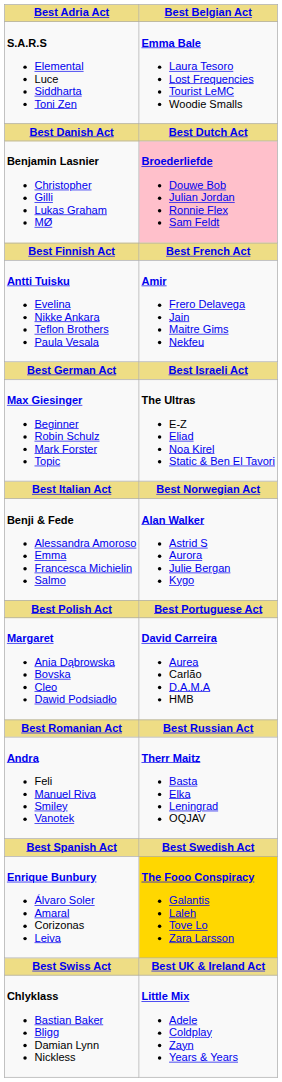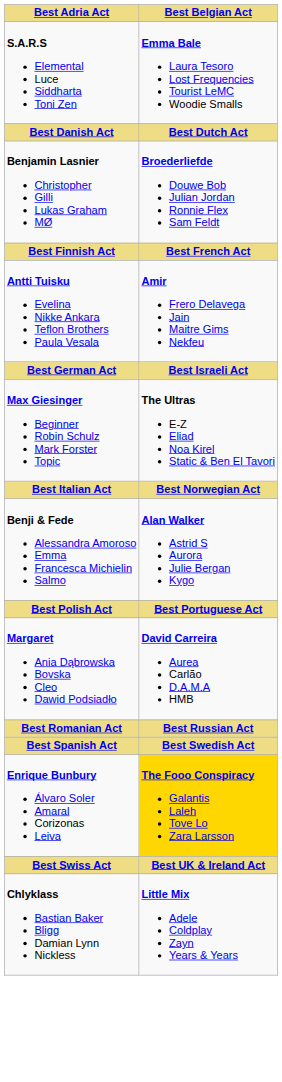(208, 193) pink background -> (208, 193) no background
- row: (72, 789)
